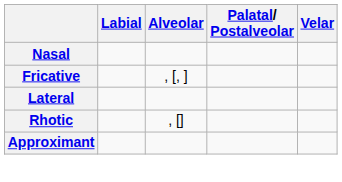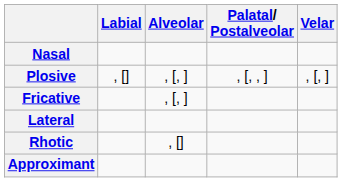+ row: (51, 76)
